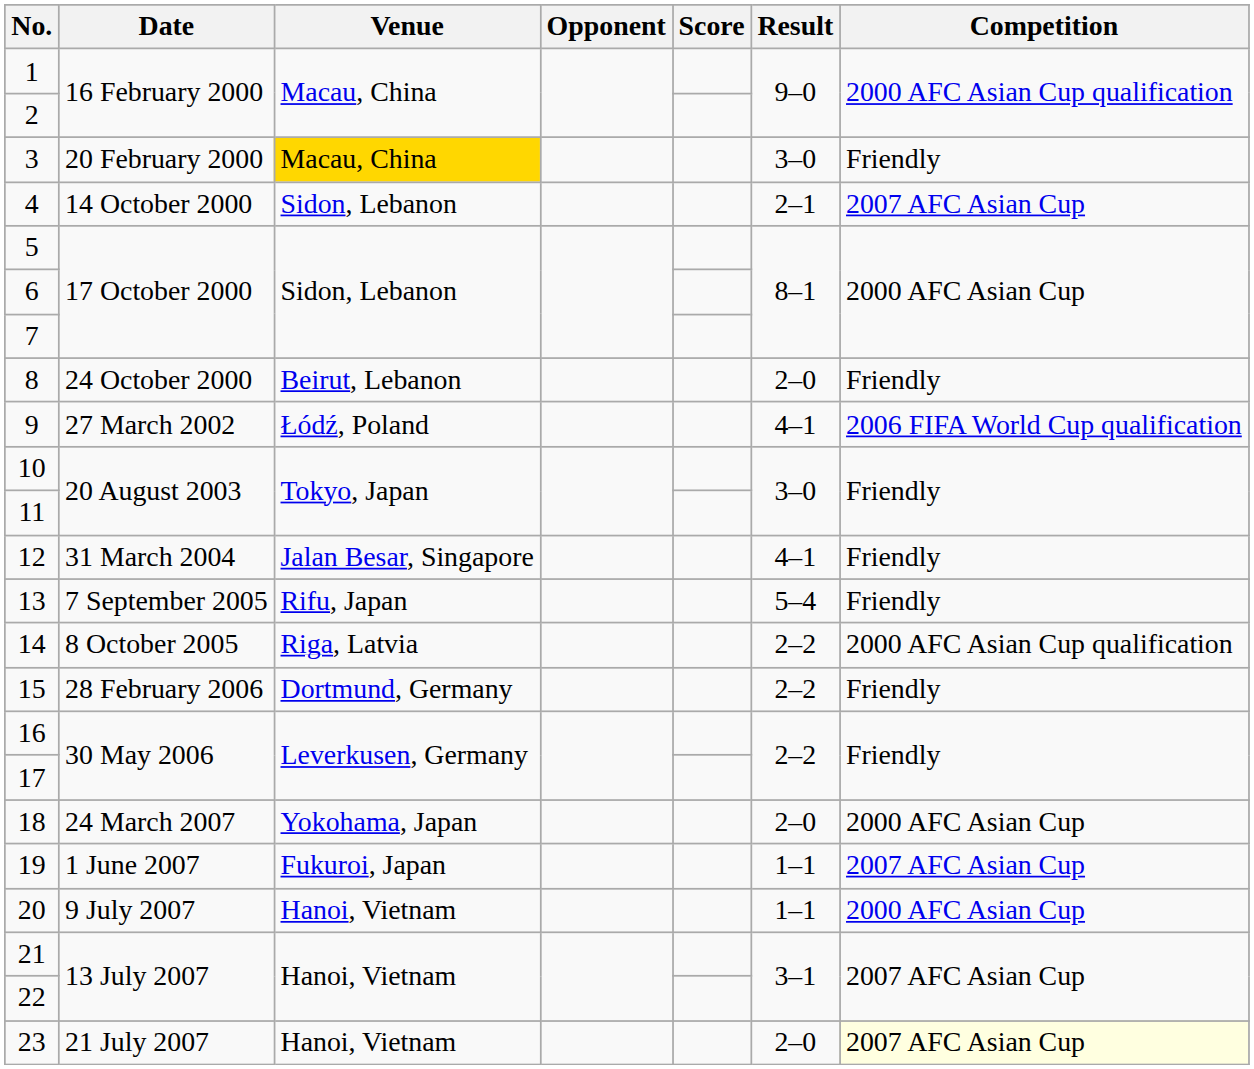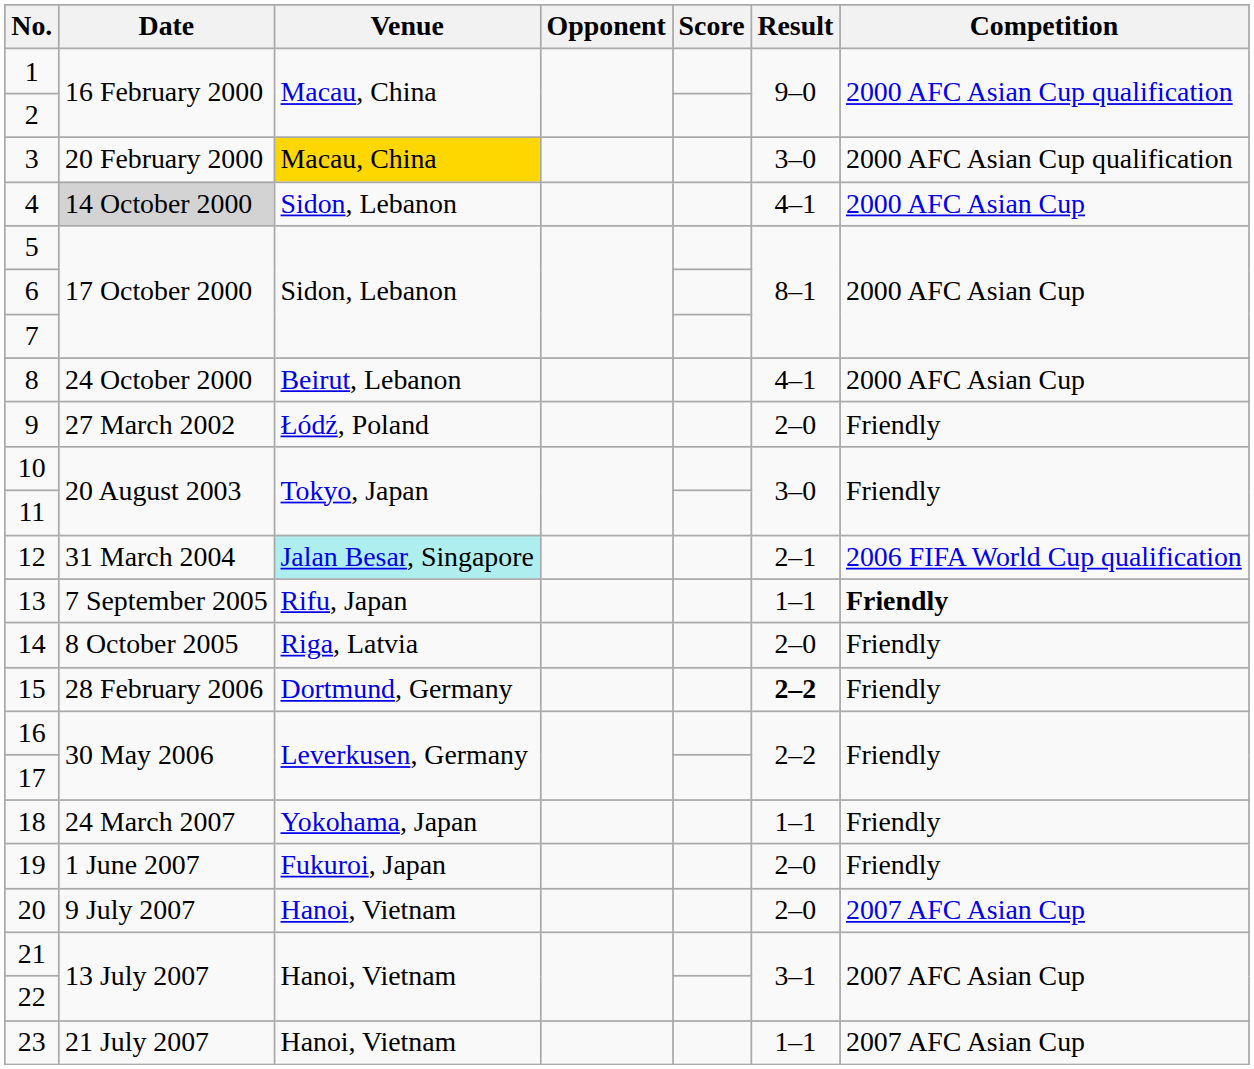(893, 159) Friendly -> (1039, 159) 2000 AFC Asian Cup qualification
(159, 203) no background -> (159, 203) lightgrey background
(795, 203) 2–1 -> (795, 203) 4–1
(966, 203) 2007 AFC Asian Cup -> (966, 203) 2000 AFC Asian Cup
(795, 379) 2–0 -> (795, 379) 4–1
(893, 379) Friendly -> (966, 379) 2000 AFC Asian Cup
(795, 423) 4–1 -> (795, 423) 2–0
(1044, 423) 2006 FIFA World Cup qualification -> (893, 423) Friendly
(407, 556) no background -> (407, 556) paleturquoise background
(795, 556) 4–1 -> (795, 556) 2–1
(893, 556) Friendly -> (1044, 556) 2006 FIFA World Cup qualification
(795, 600) 5–4 -> (795, 600) 1–1
(893, 600) normal -> (897, 600) bold
(795, 644) 2–2 -> (795, 644) 2–0
(1039, 644) 2000 AFC Asian Cup qualification -> (893, 644) Friendly
(795, 688) normal -> (795, 688) bold
(795, 821) 2–0 -> (795, 821) 1–1
(966, 821) 2000 AFC Asian Cup -> (893, 821) Friendly
(795, 865) 1–1 -> (795, 865) 2–0
(966, 865) 2007 AFC Asian Cup -> (893, 865) Friendly
(795, 909) 1–1 -> (795, 909) 2–0
(966, 909) 2000 AFC Asian Cup -> (966, 909) 2007 AFC Asian Cup
(795, 1042) 2–0 -> (795, 1042) 1–1
(966, 1042) lightyellow background -> (966, 1042) no background
